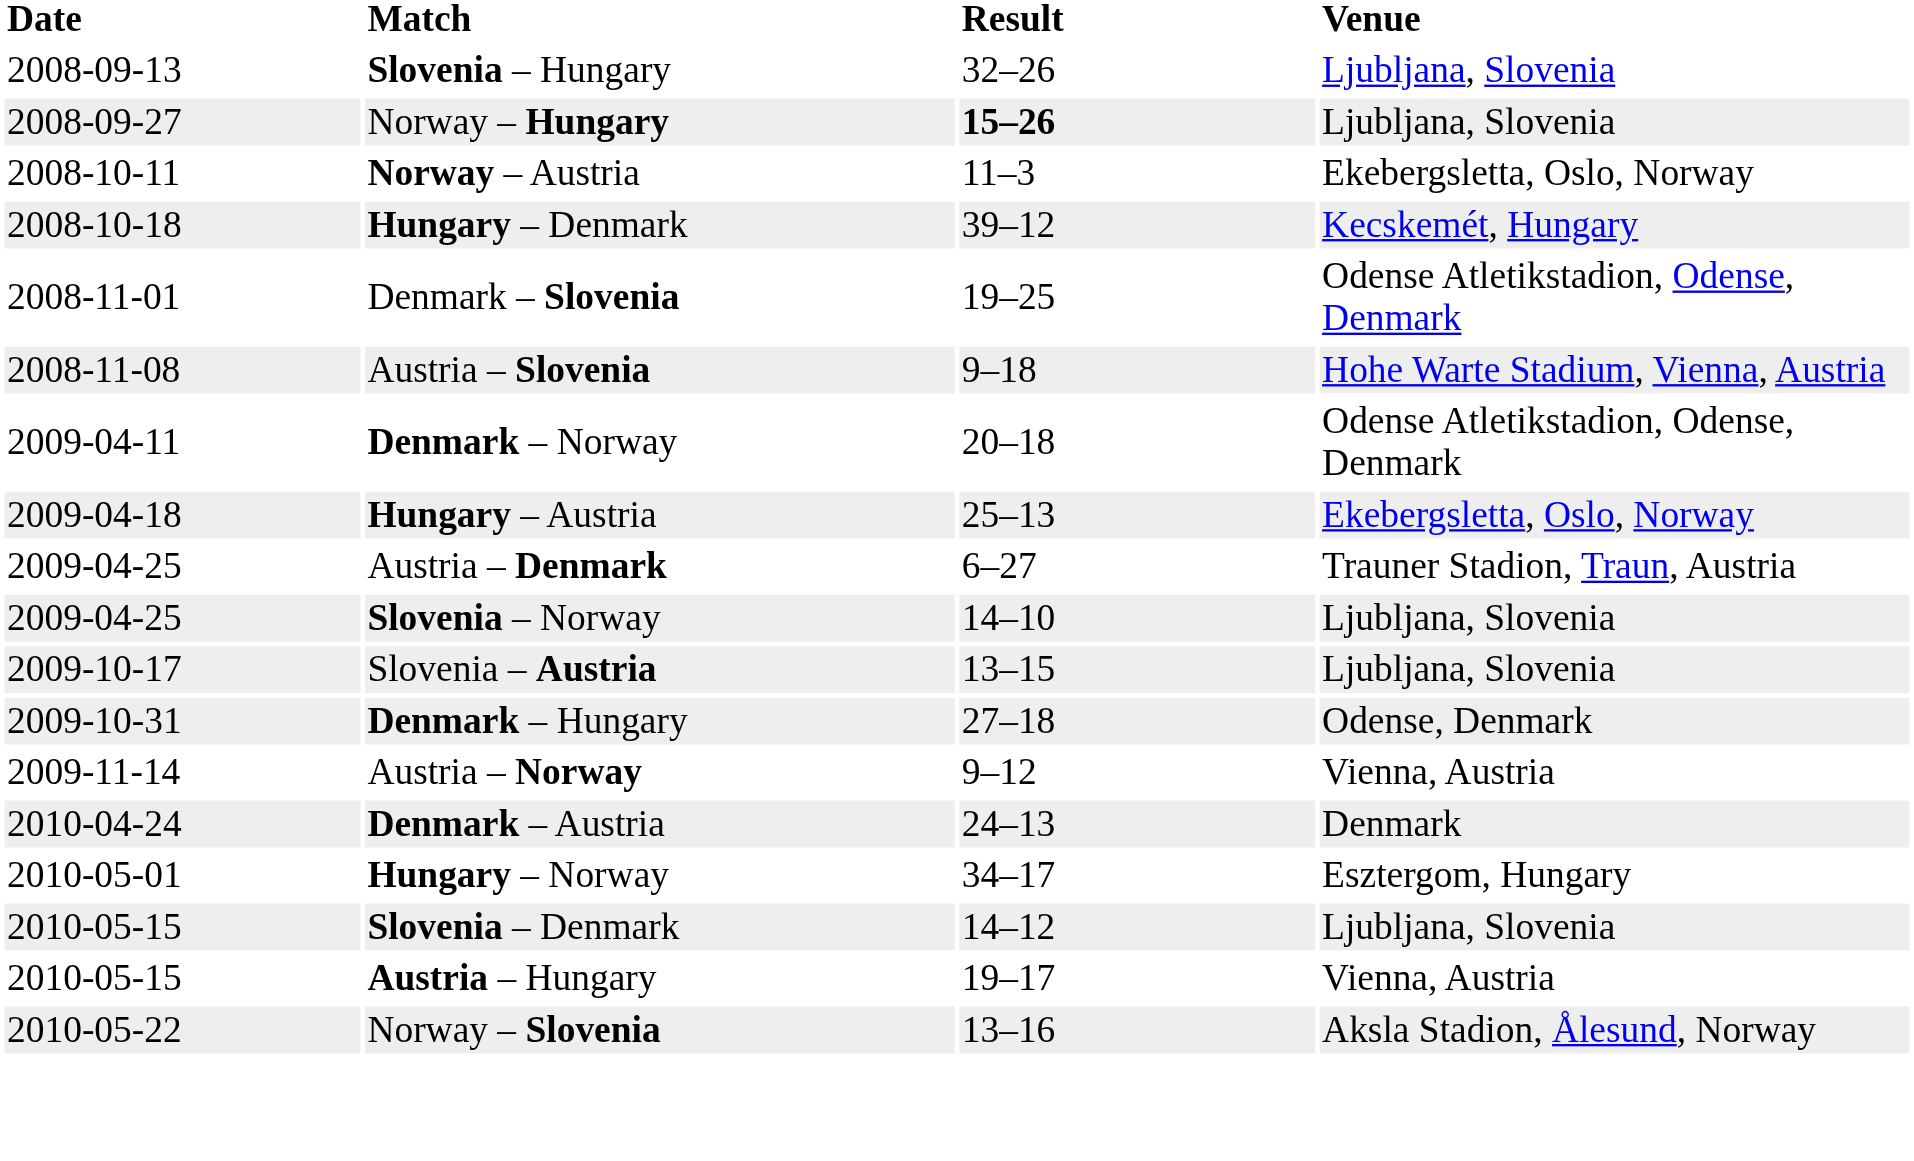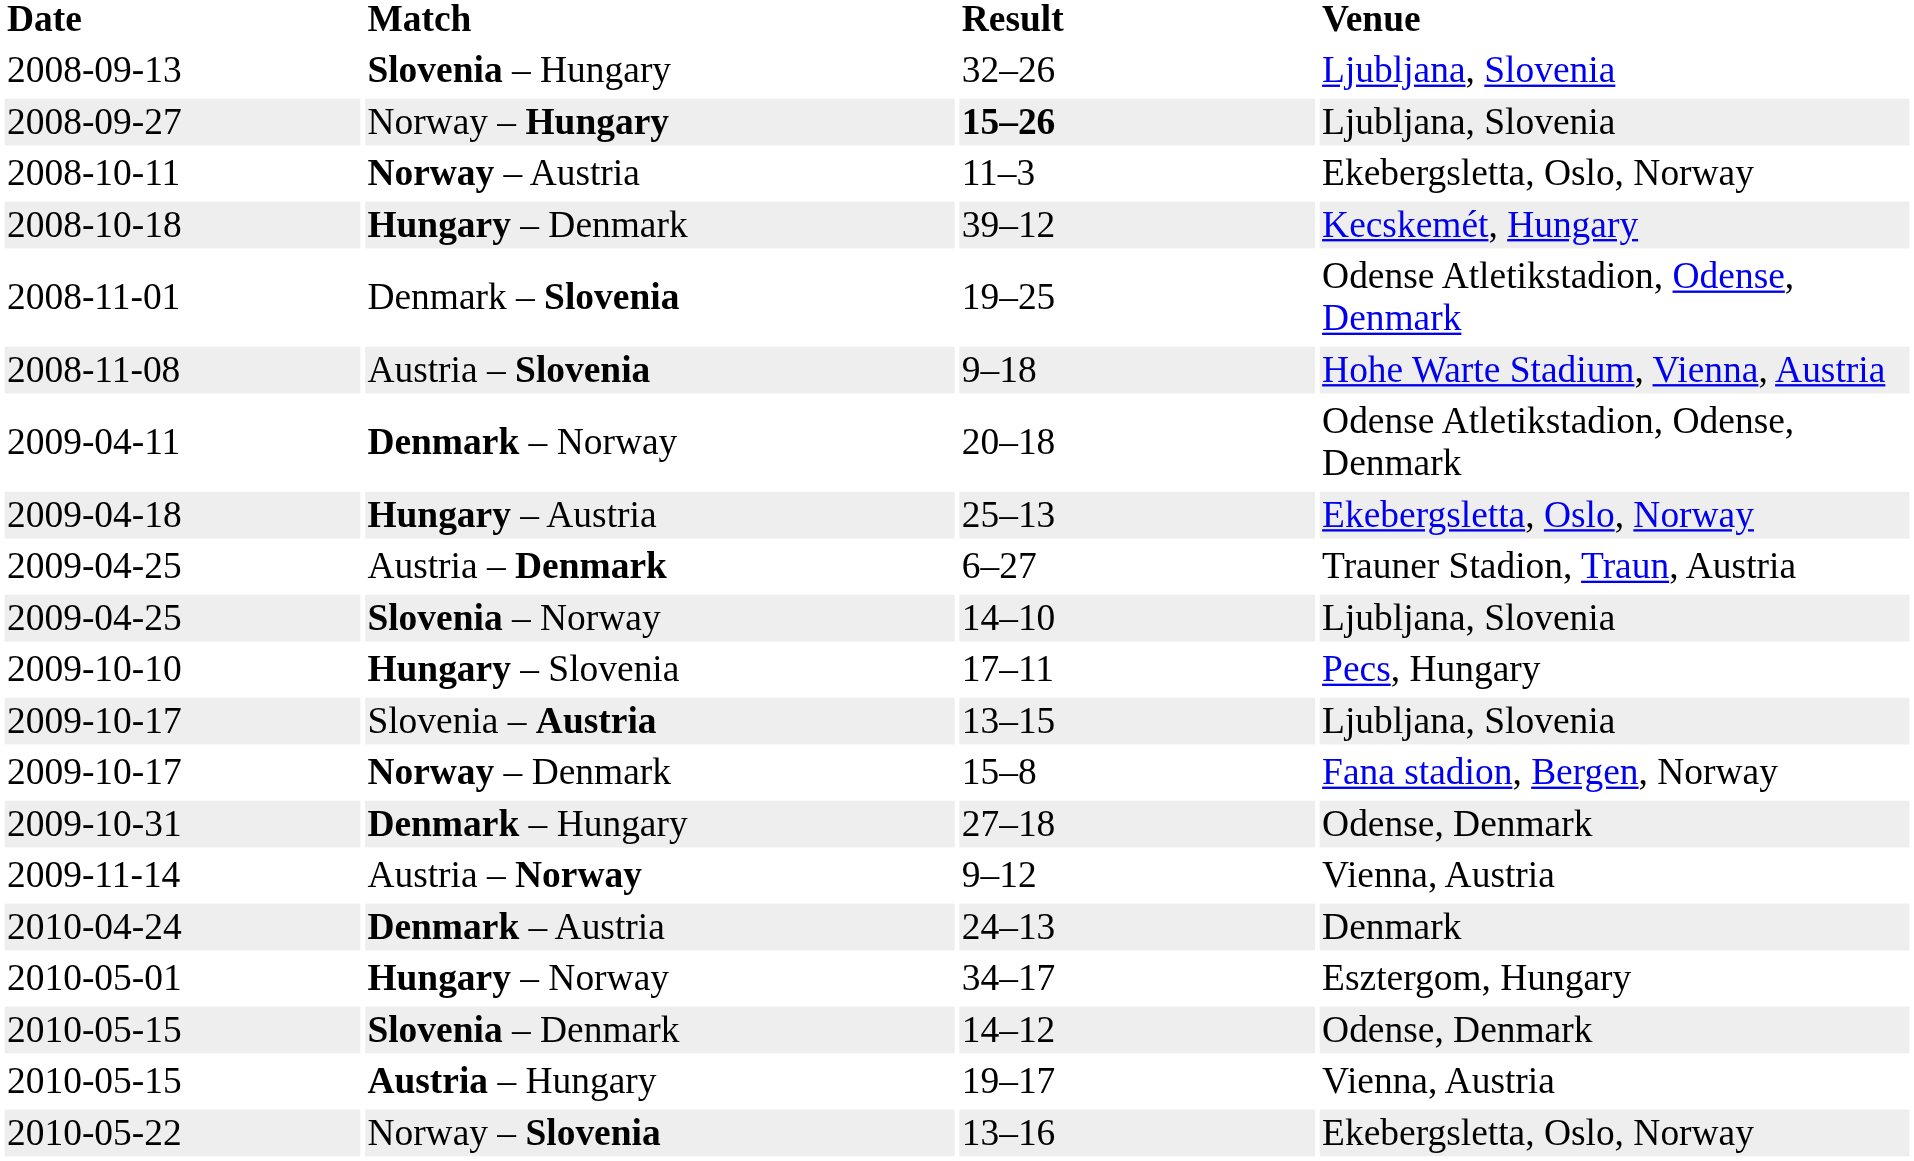+ row: (523, 668)
+ row: (519, 771)
(1469, 926) Ljubljana, Slovenia -> (1457, 1029) Odense, Denmark
(1569, 1029) Aksla Stadion, Ålesund, Norway -> (1538, 1132) Ekebergsletta, Oslo, Norway
